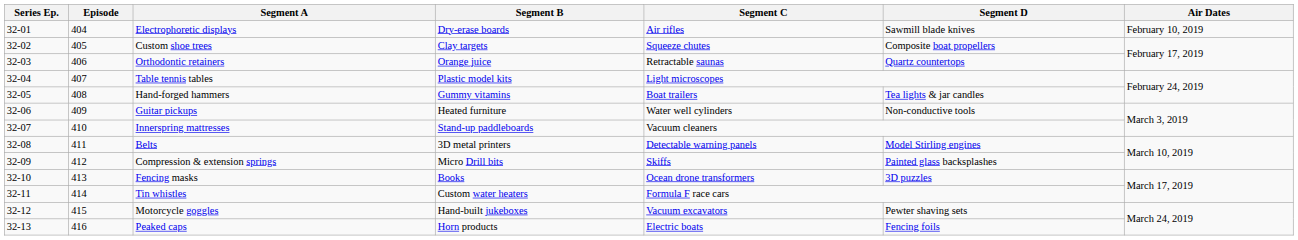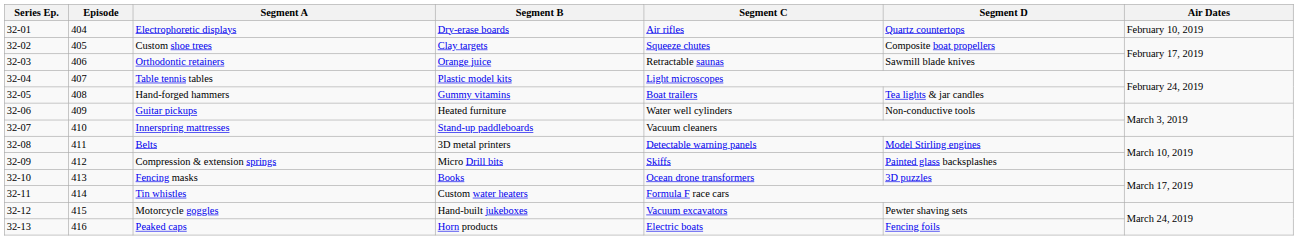(930, 29) Sawmill blade knives -> (925, 29) Quartz countertops
(925, 62) Quartz countertops -> (930, 62) Sawmill blade knives
